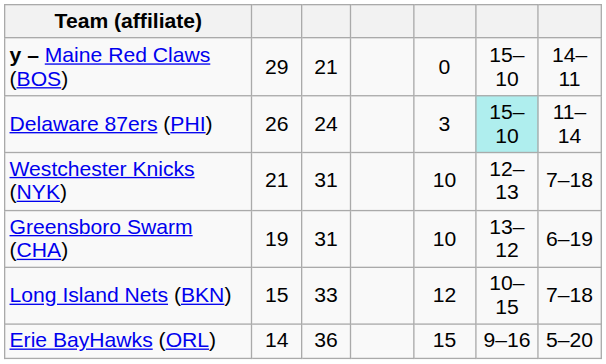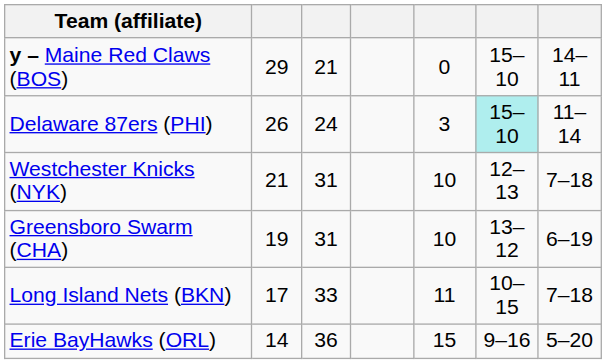(277, 295) 15 -> (277, 295) 17
(444, 295) 12 -> (444, 295) 11
